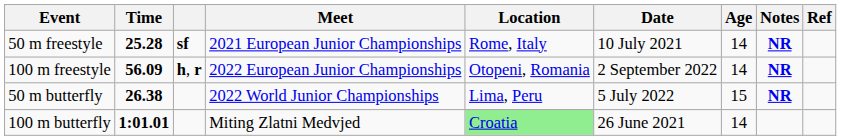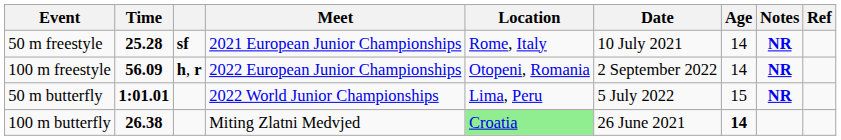(144, 95) 26.38 -> (144, 95) 1:01.01
(144, 122) 1:01.01 -> (144, 122) 26.38
(739, 122) normal -> (739, 122) bold
